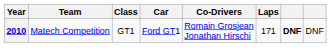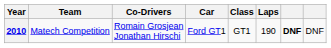columns swapped: (219, 12) <-> (126, 12)
(268, 31) 171 -> (268, 31) 190
